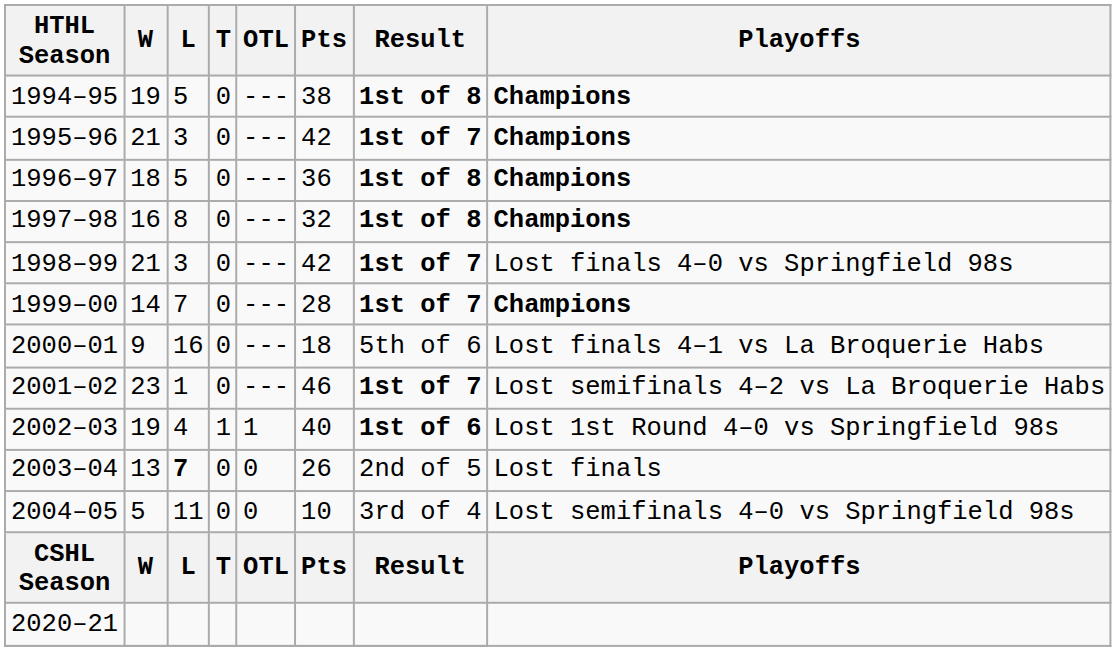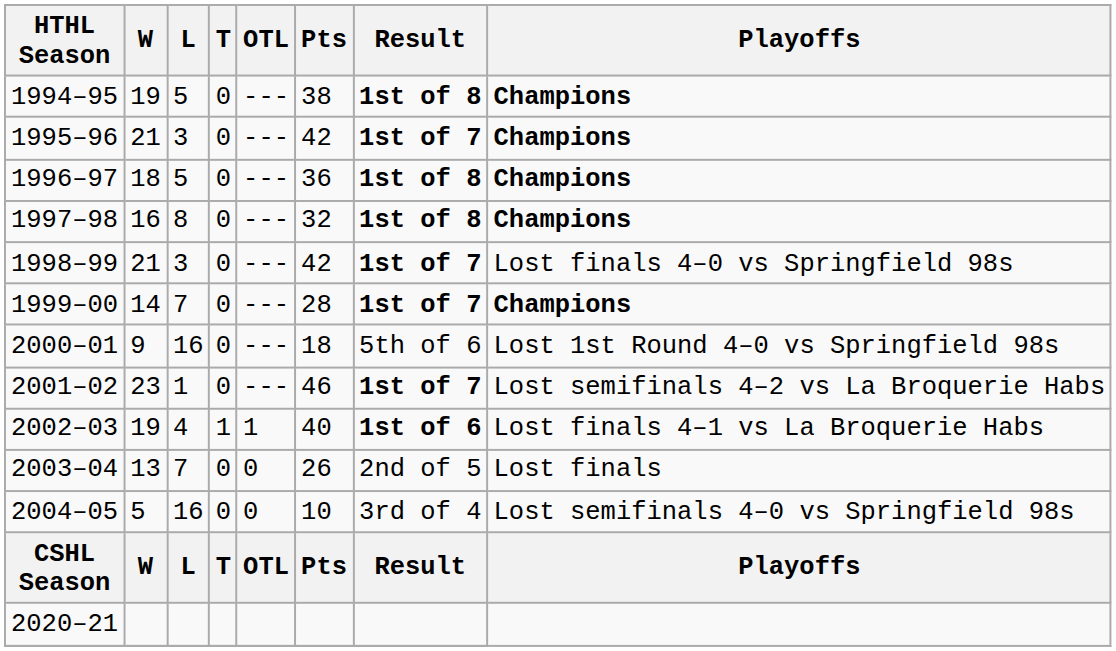(769, 346) Lost finals 4–1 vs La Broquerie Habs -> (776, 346) Lost 1st Round 4–0 vs Springfield 98s
(776, 429) Lost 1st Round 4–0 vs Springfield 98s -> (769, 429) Lost finals 4–1 vs La Broquerie Habs
(181, 470) bold -> (181, 470) normal
(188, 512) 11 -> (188, 512) 16
